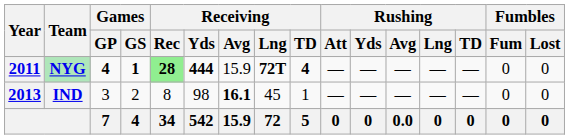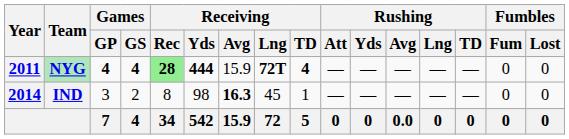(135, 69) 1 -> (135, 69) 4
(25, 95) 2013 -> (25, 95) 2014
(237, 95) 16.1 -> (237, 95) 16.3
